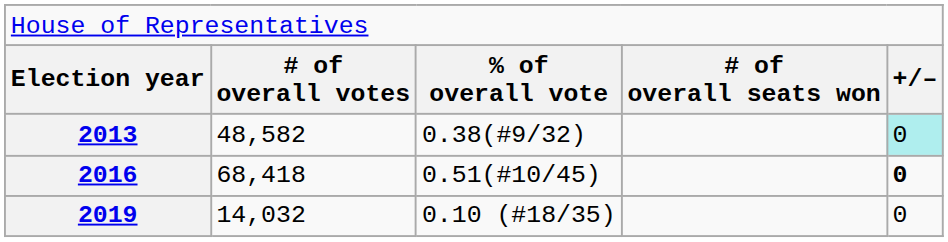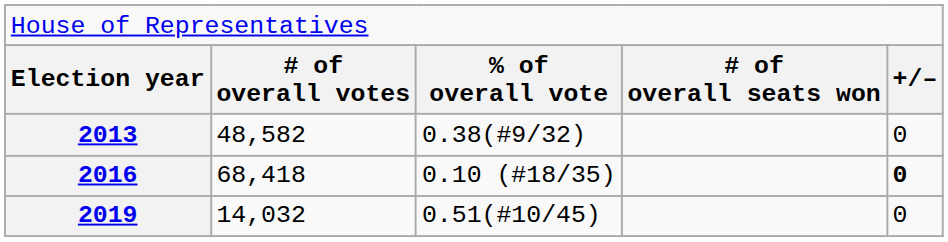(900, 135) paleturquoise background -> (900, 135) no background
(511, 175) 0.51(#10/45) -> (519, 175) 0.10 (#18/35)
(519, 216) 0.10 (#18/35) -> (511, 216) 0.51(#10/45)
